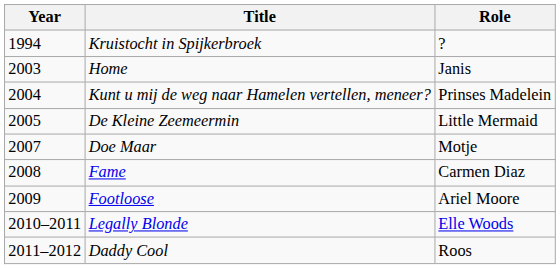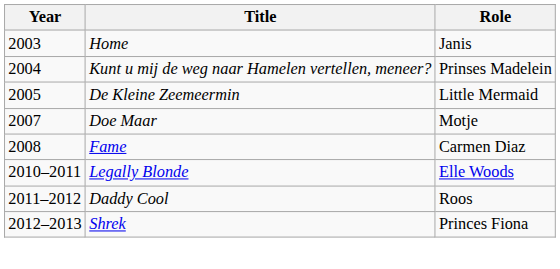- row: (175, 43)
- row: (121, 198)
+ row: (108, 224)
